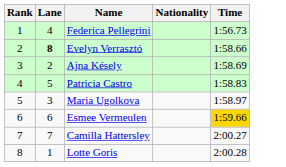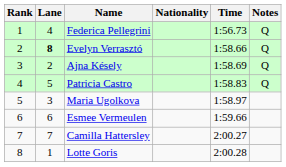+ column: (265, 13)
(230, 118) gold background -> (230, 118) no background
